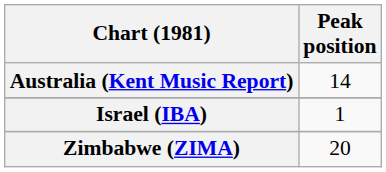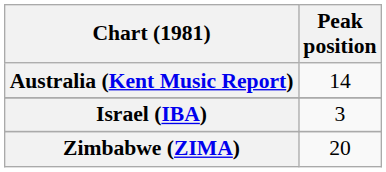(340, 114) 1 -> (340, 114) 3
